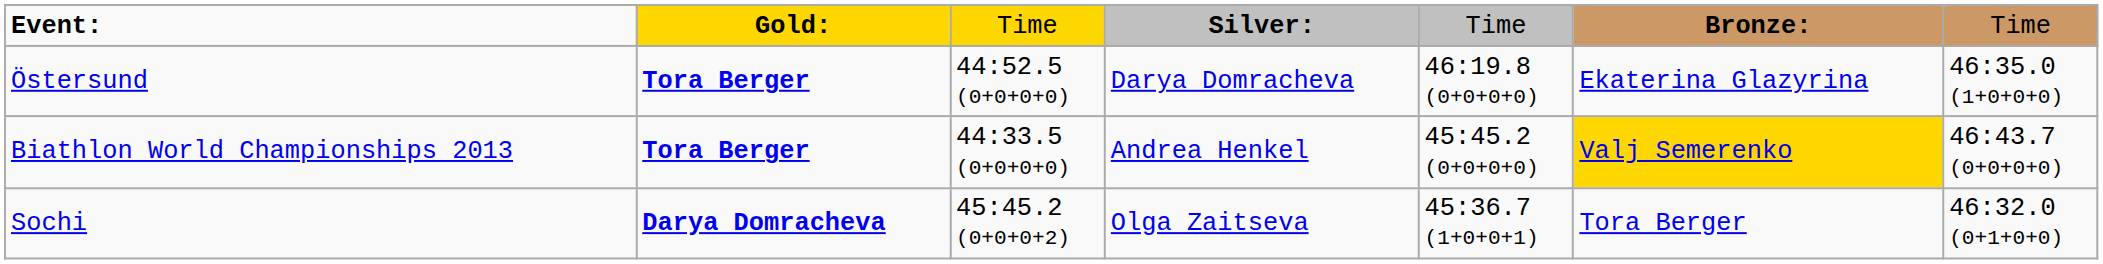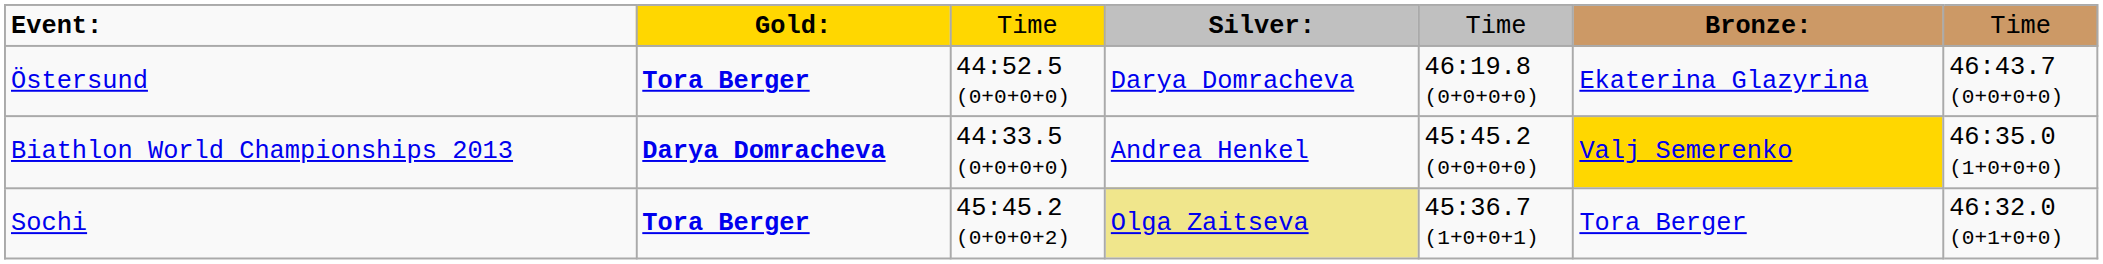(2006, 81) 46:35.0 (1+0+0+0) -> (2006, 81) 46:43.7 (0+0+0+0)
(726, 152) Tora Berger -> (764, 152) Darya Domracheva
(2006, 151) 46:43.7 (0+0+0+0) -> (2006, 151) 46:35.0 (1+0+0+0)
(764, 223) Darya Domracheva -> (726, 223) Tora Berger
(1210, 223) no background -> (1210, 223) khaki background
